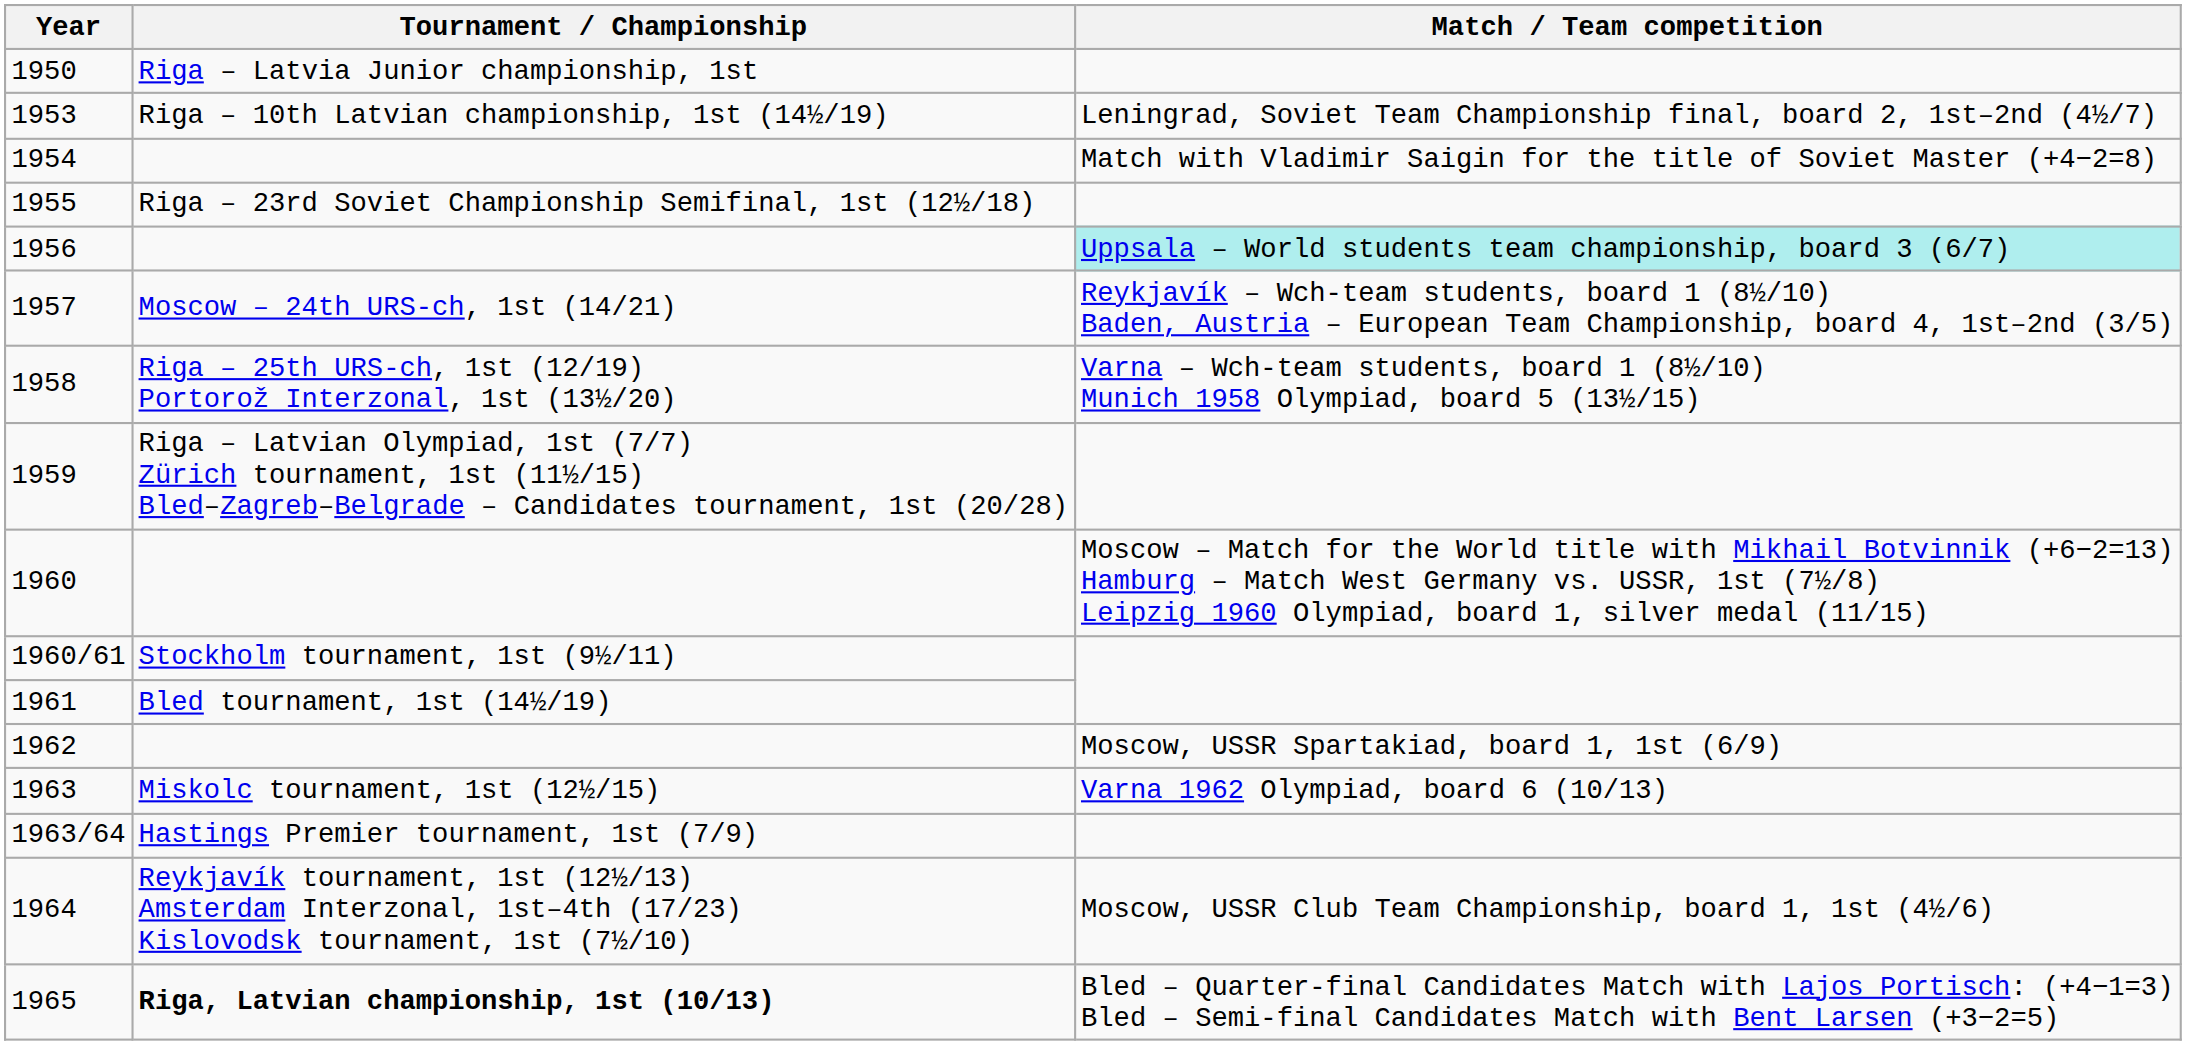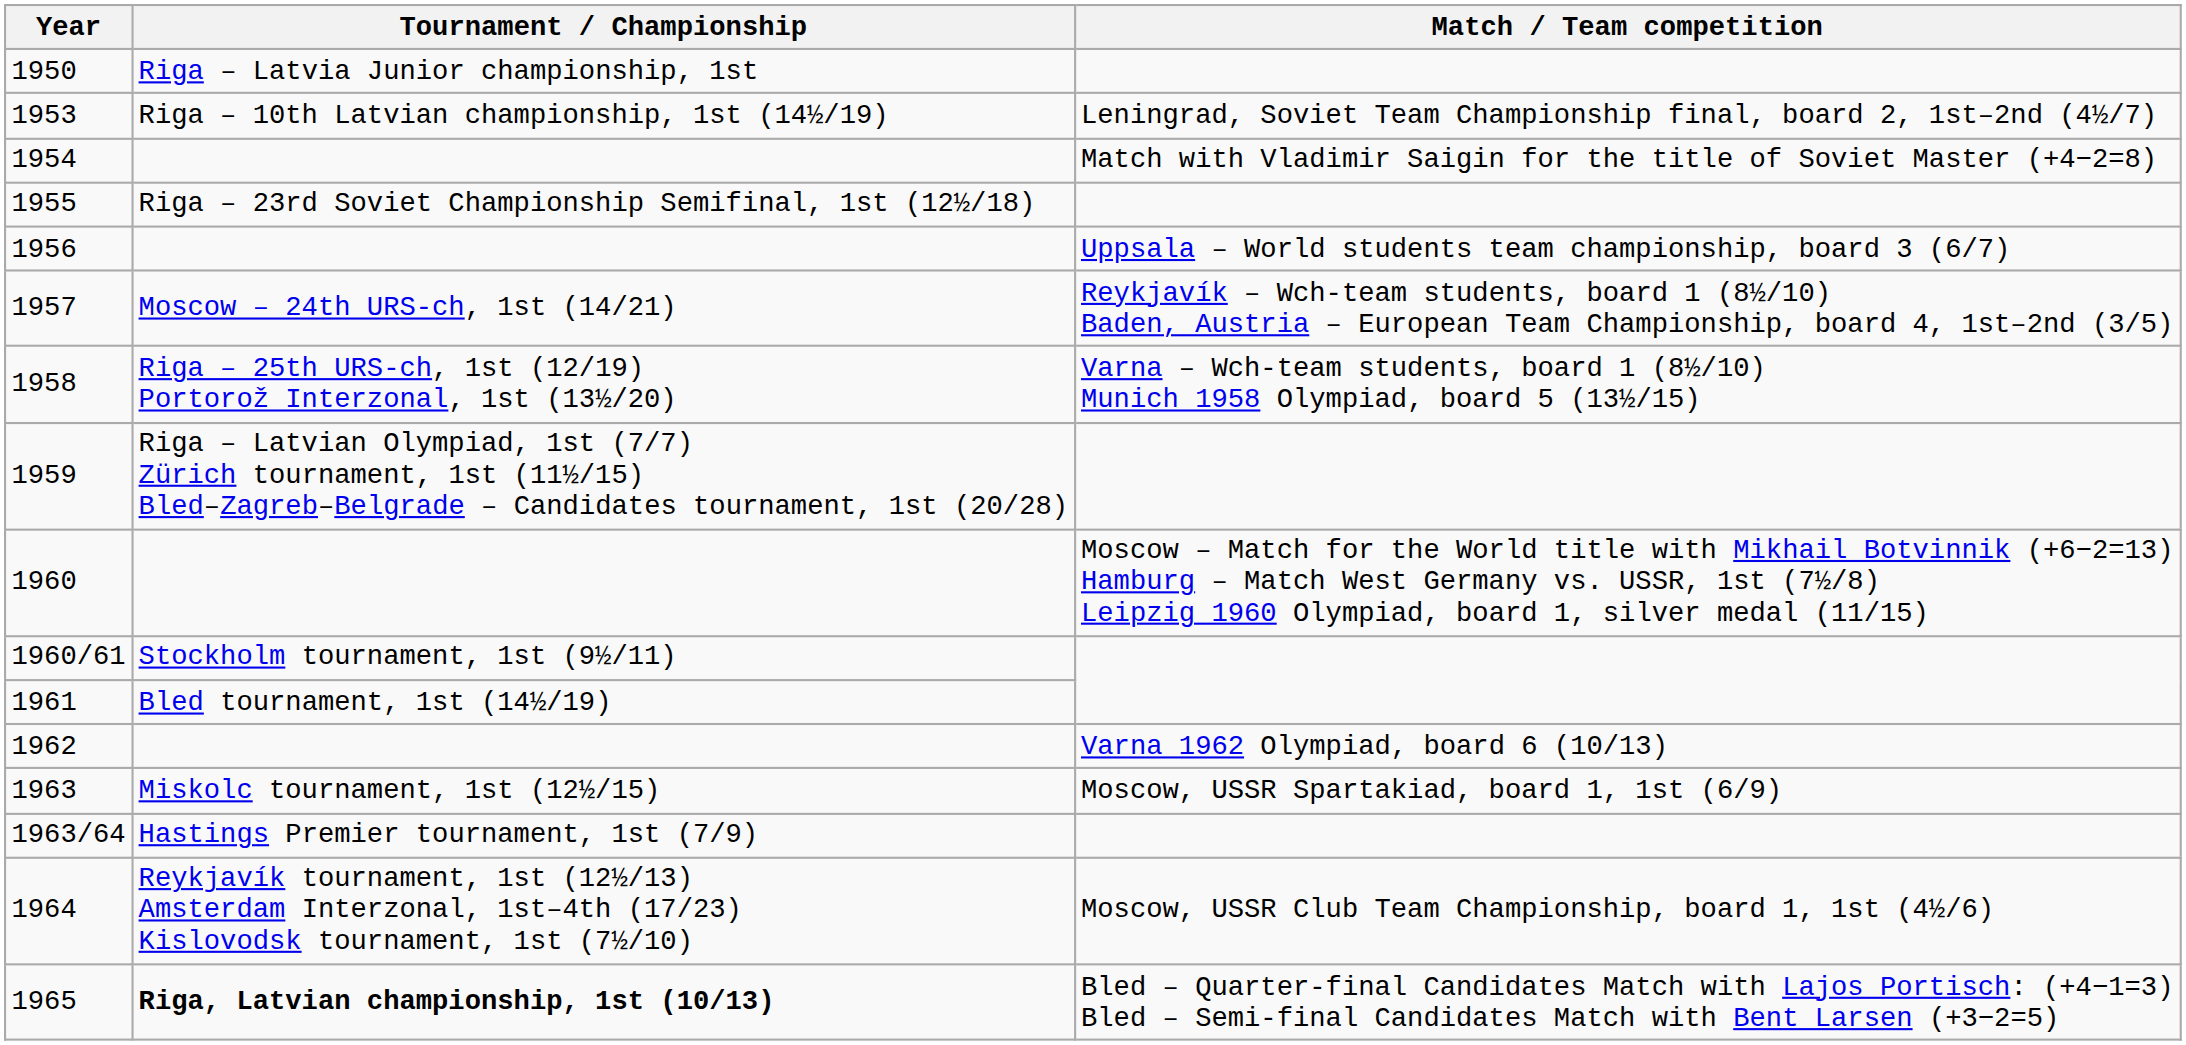(1546, 249) paleturquoise background -> (1546, 249) no background
(1432, 747) Moscow, USSR Spartakiad, board 1, 1st (6/9) -> (1375, 747) Varna 1962 Olympiad, board 6 (10/13)
(1375, 791) Varna 1962 Olympiad, board 6 (10/13) -> (1432, 791) Moscow, USSR Spartakiad, board 1, 1st (6/9)
